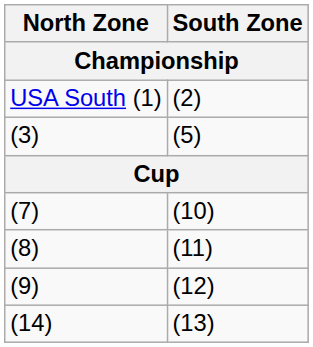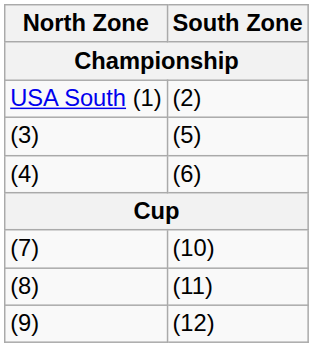+ row: (25, 173)
- row: (31, 323)
